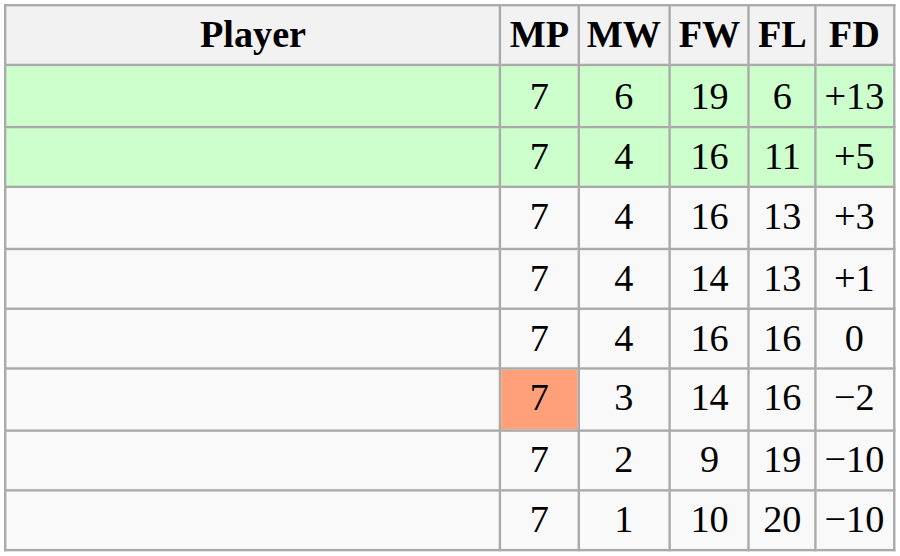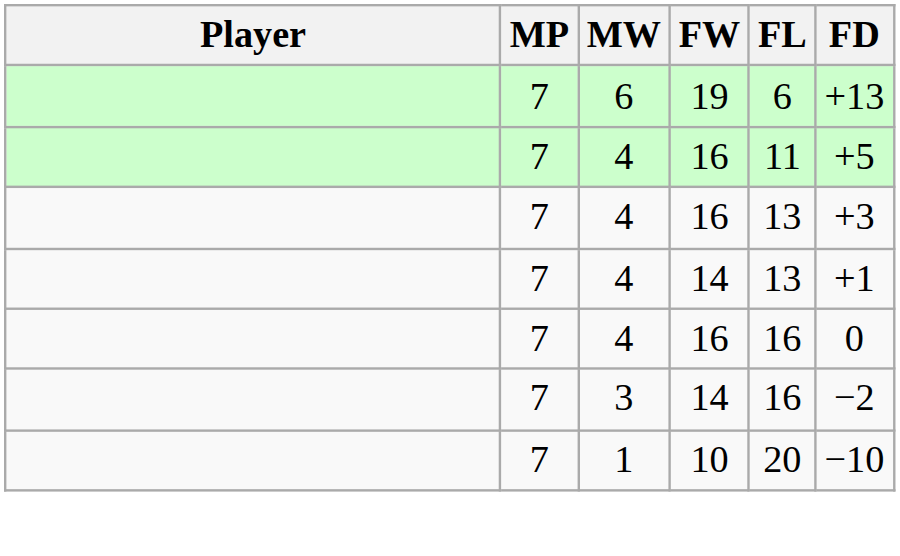(539, 398) lightsalmon background -> (539, 398) no background
- row: (624, 459)
